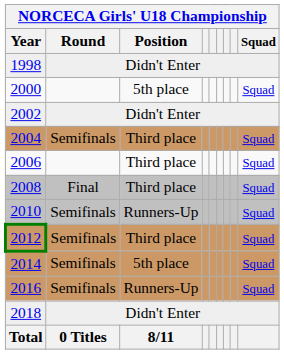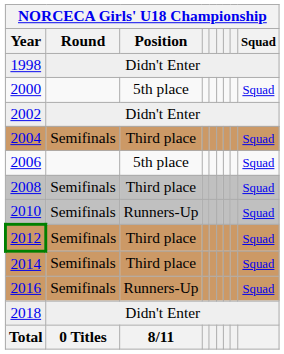(161, 162) Third place -> (161, 162) 5th place
(83, 187) Final -> (83, 187) Semifinals
(161, 263) 5th place -> (161, 263) Third place
